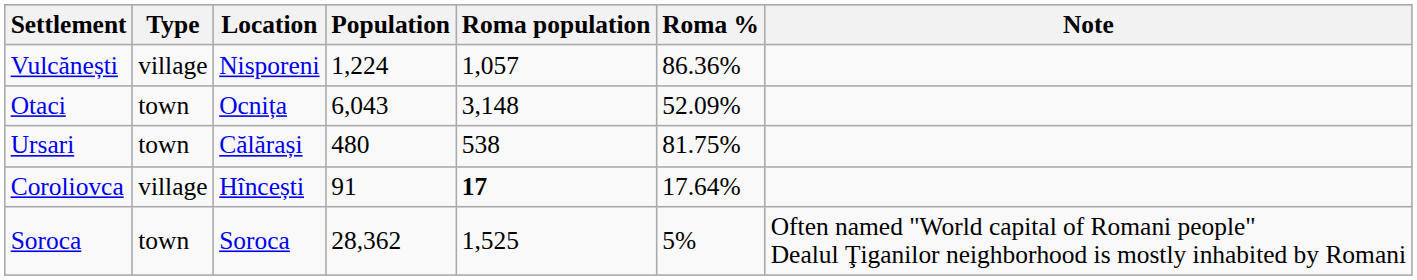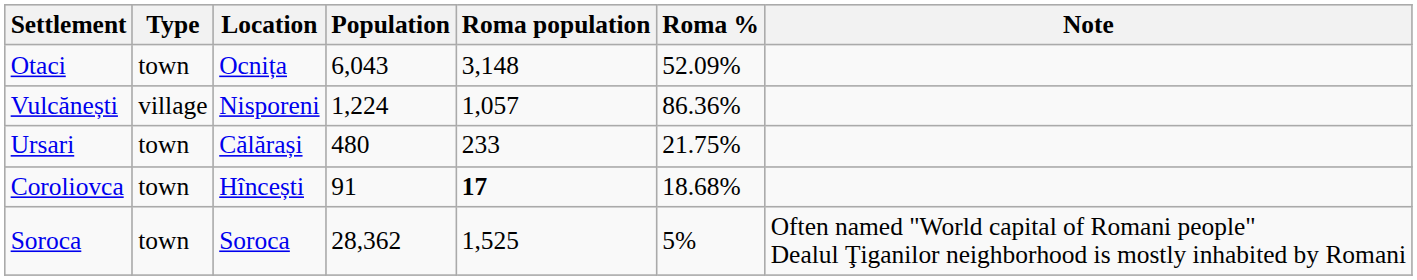rows swapped: (38, 105) <-> (64, 65)
(481, 145) 538 -> (481, 145) 233
(701, 145) 81.75% -> (701, 145) 21.75%
(173, 186) village -> (164, 186) town
(701, 186) 17.64% -> (701, 186) 18.68%
